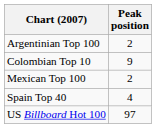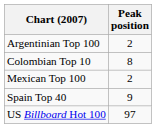(130, 61) 9 -> (130, 61) 8
(130, 97) 4 -> (130, 97) 9
